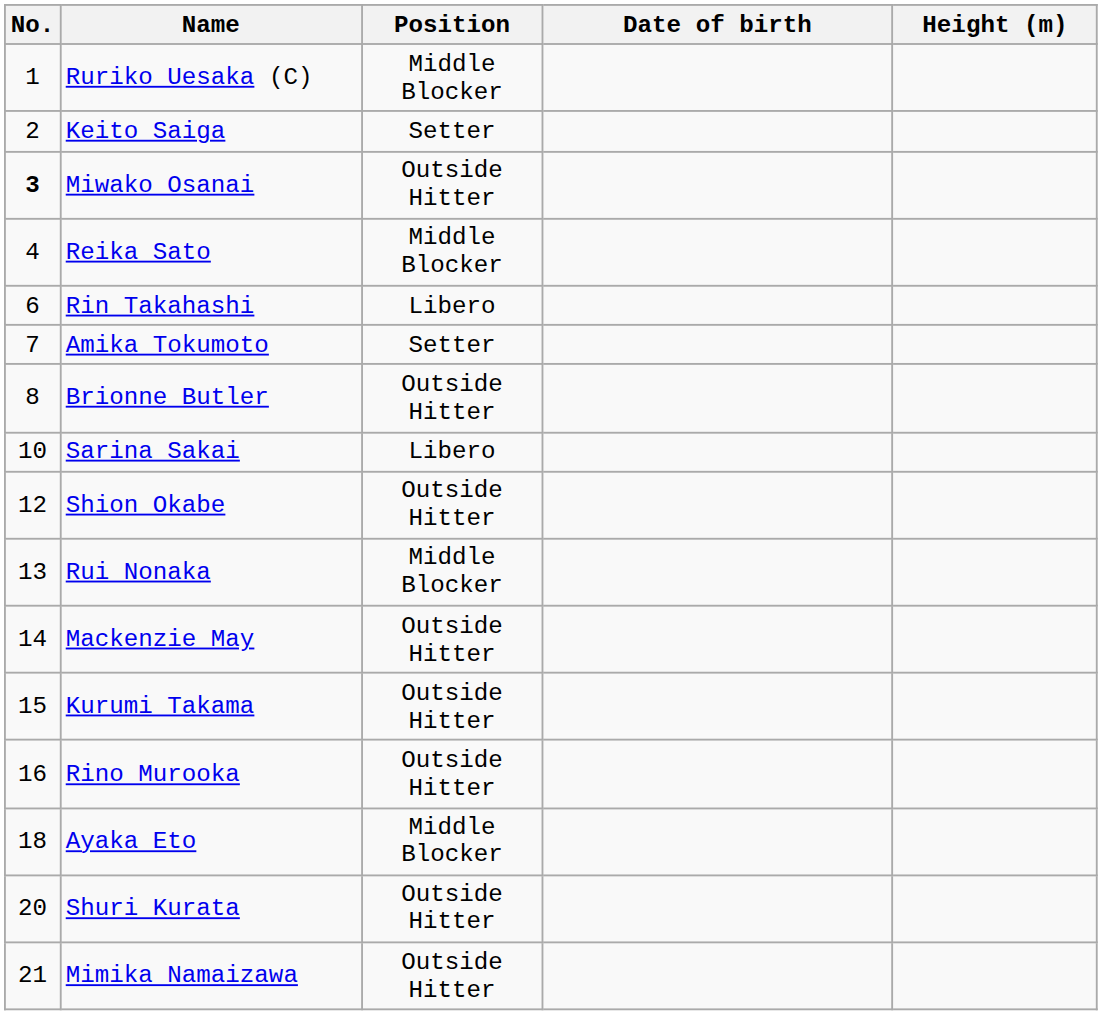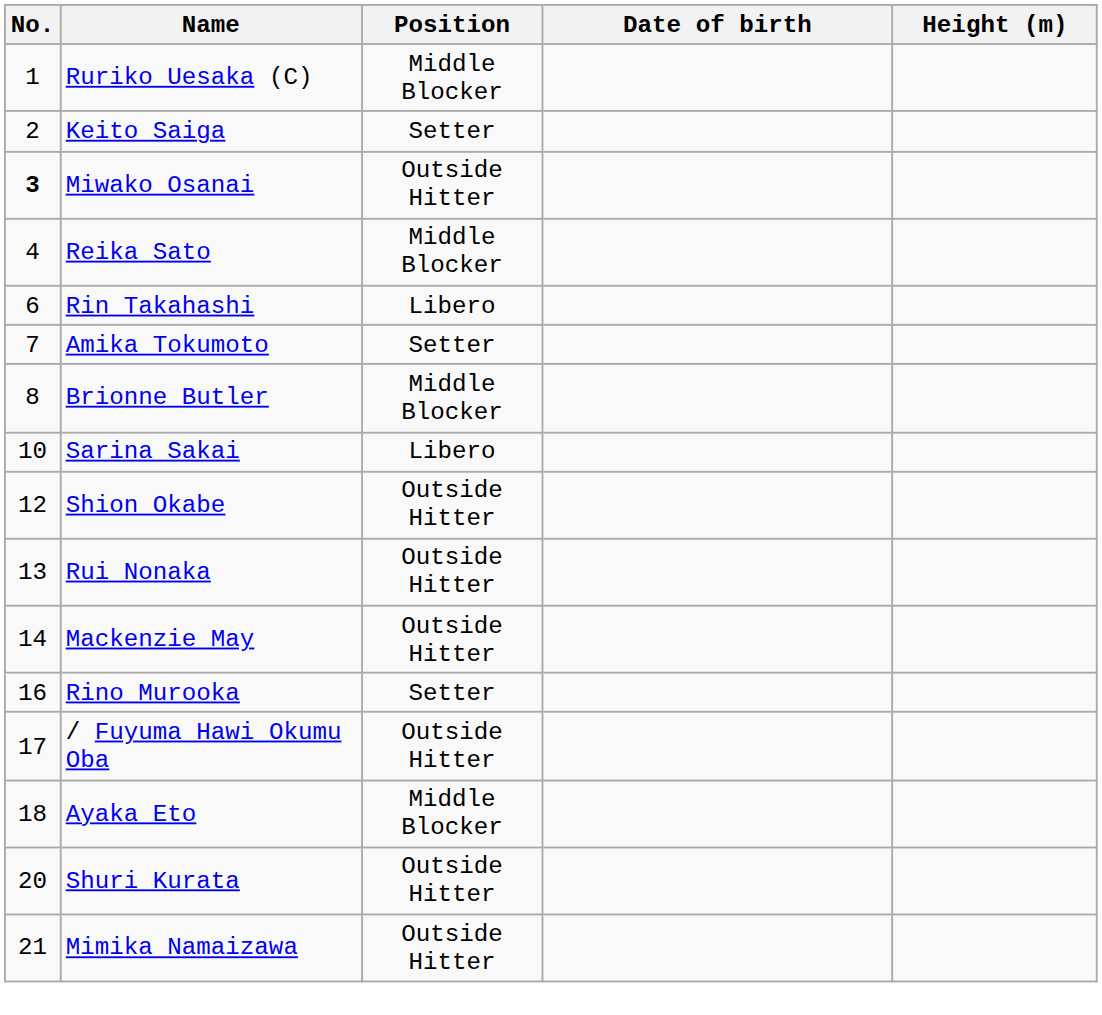(452, 398) Outside Hitter -> (452, 398) Middle Blocker
(452, 572) Middle Blocker -> (452, 572) Outside Hitter
- row: (160, 707)
(452, 774) Outside Hitter -> (452, 693) Setter
+ row: (204, 746)
